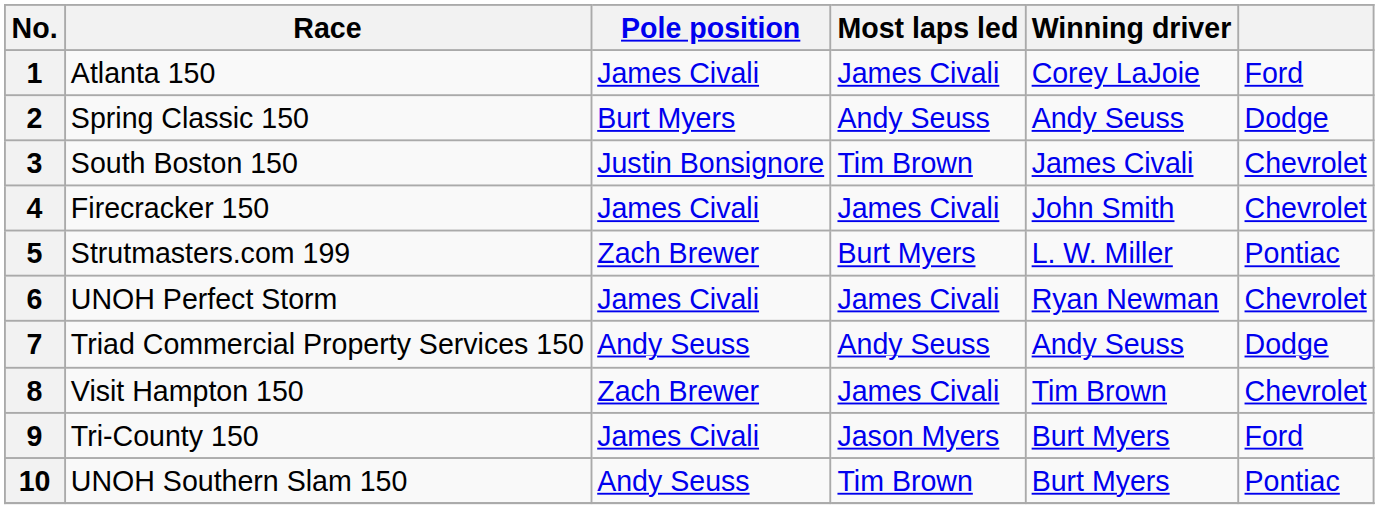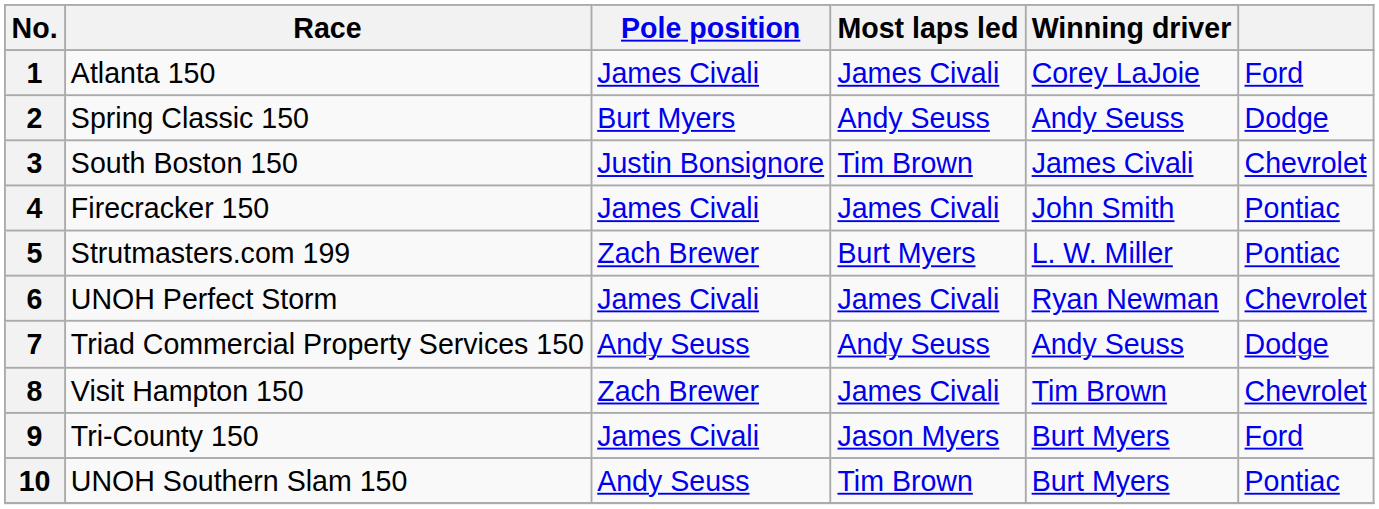(1306, 209) Chevrolet -> (1292, 209) Pontiac
